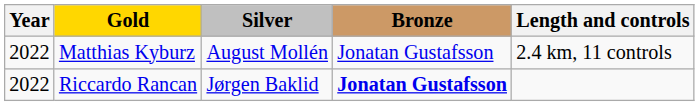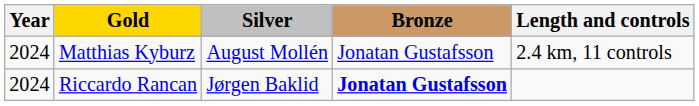(29, 52) 2022 -> (29, 52) 2024
(29, 84) 2022 -> (29, 84) 2024
